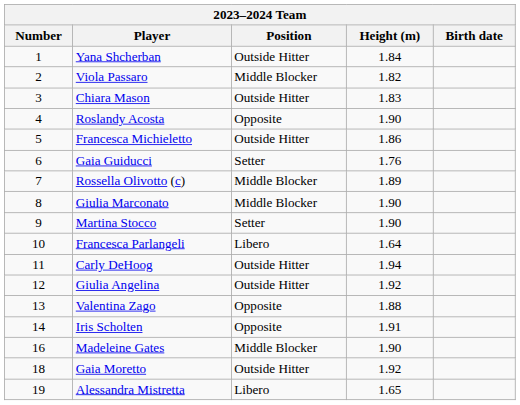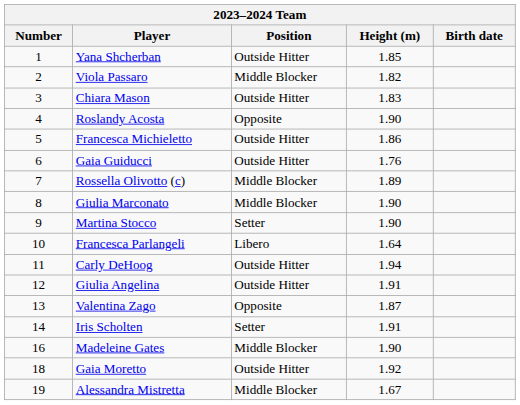(390, 56) 1.84 -> (390, 56) 1.85
(250, 160) Setter -> (272, 160) Outside Hitter
(390, 285) 1.92 -> (390, 285) 1.91
(390, 306) 1.88 -> (390, 306) 1.87
(258, 327) Opposite -> (250, 327) Setter
(252, 389) Libero -> (276, 389) Middle Blocker
(390, 389) 1.65 -> (390, 389) 1.67
